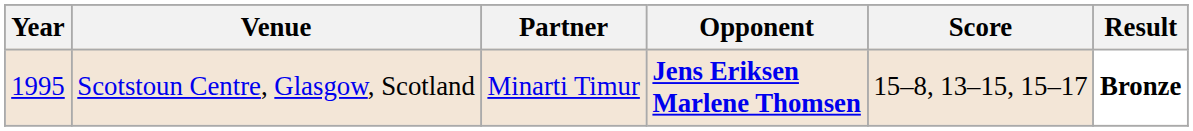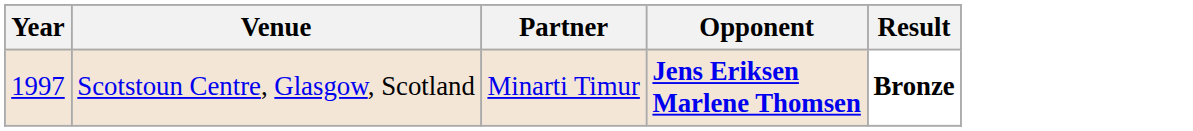- column: (980, 26)
(38, 86) 1995 -> (38, 86) 1997
